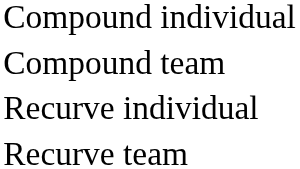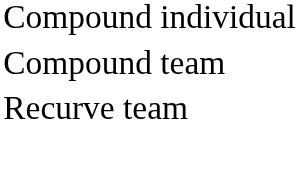- row: (131, 108)
